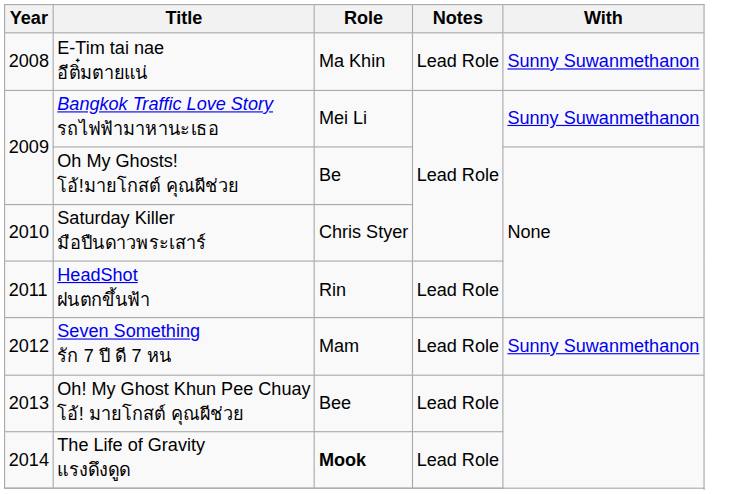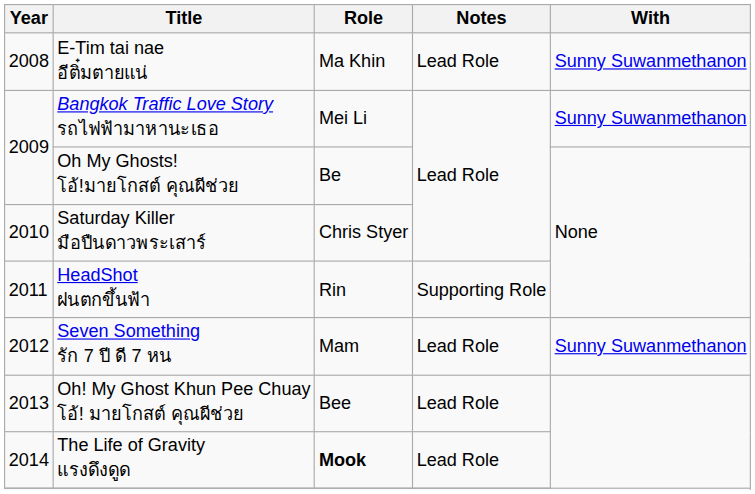(458, 289) Lead Role -> (481, 289) Supporting Role
